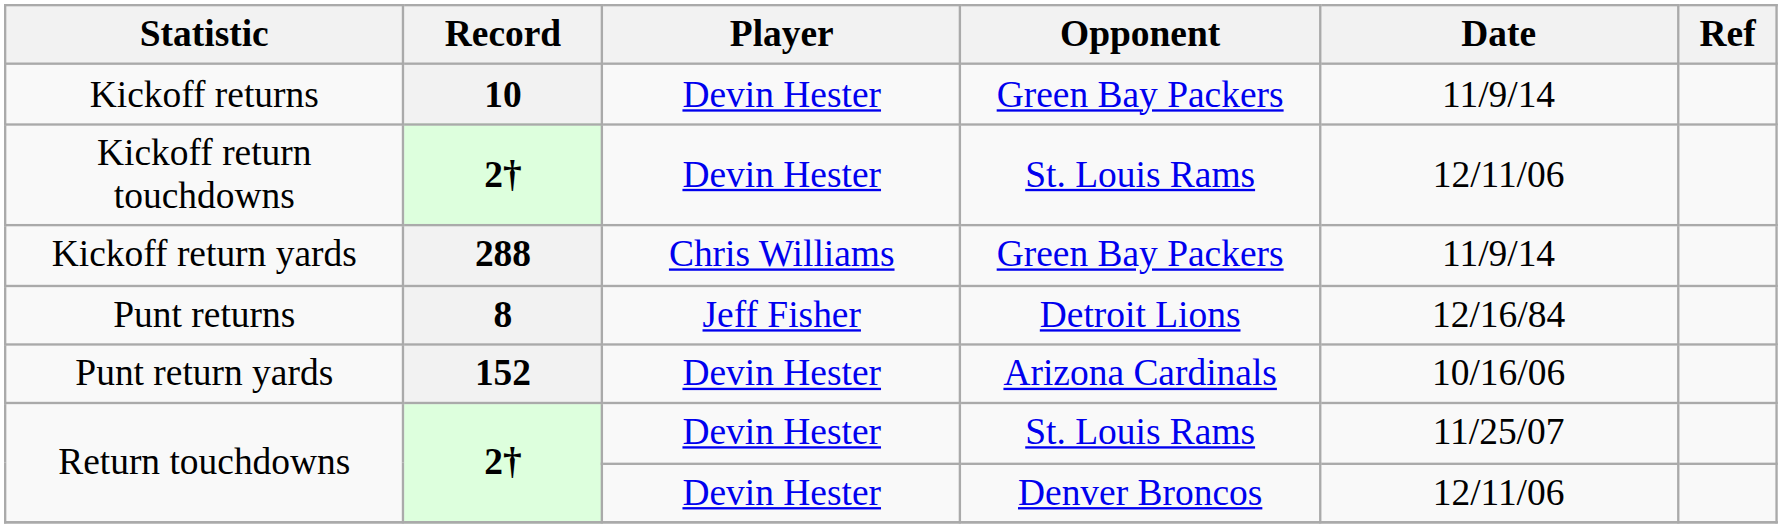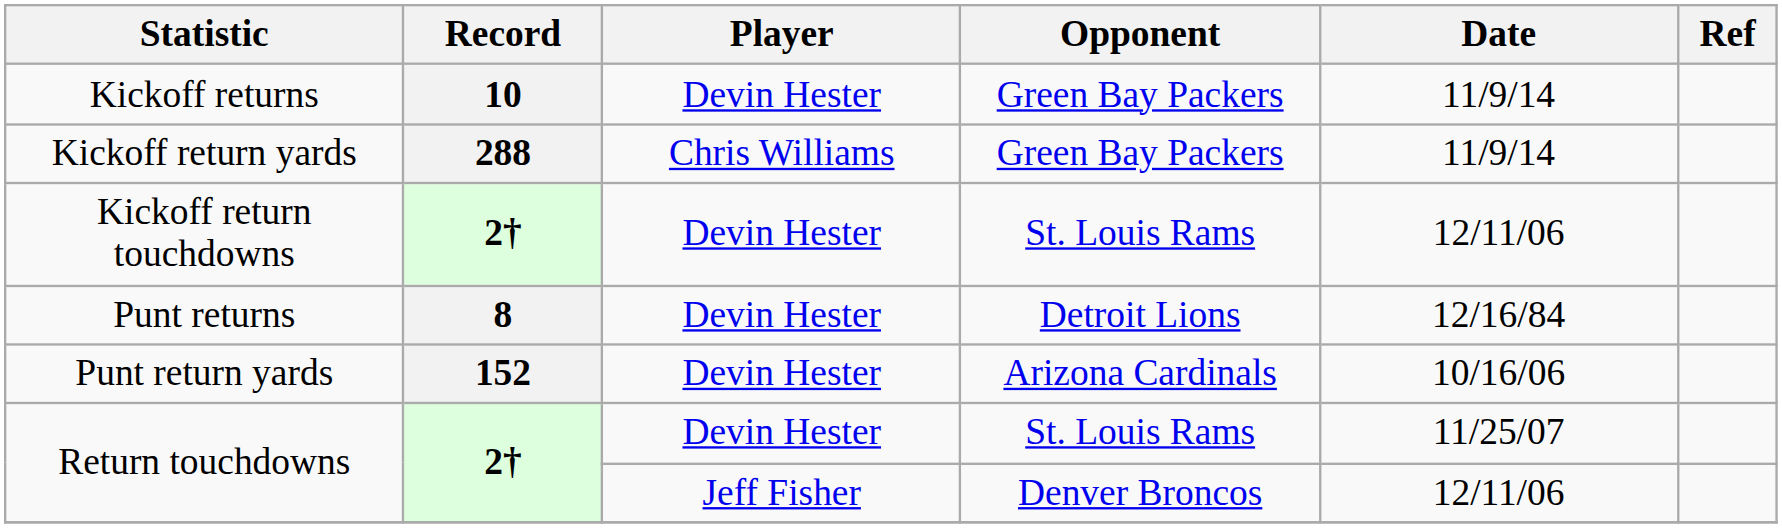rows swapped: (204, 254) <-> (204, 174)
(782, 313) Jeff Fisher -> (782, 313) Devin Hester
(782, 491) Devin Hester -> (782, 491) Jeff Fisher
